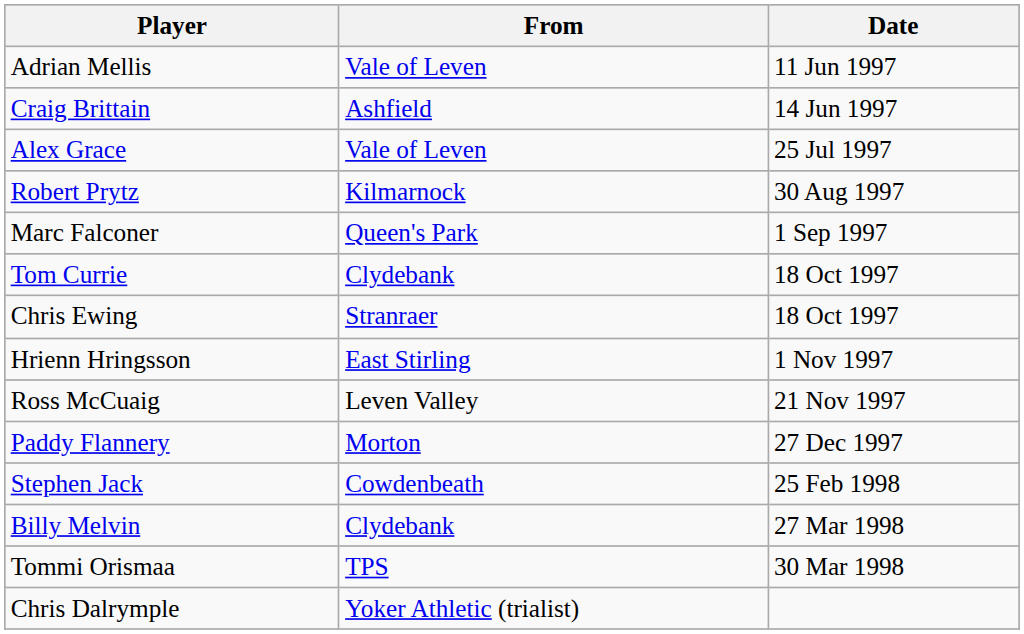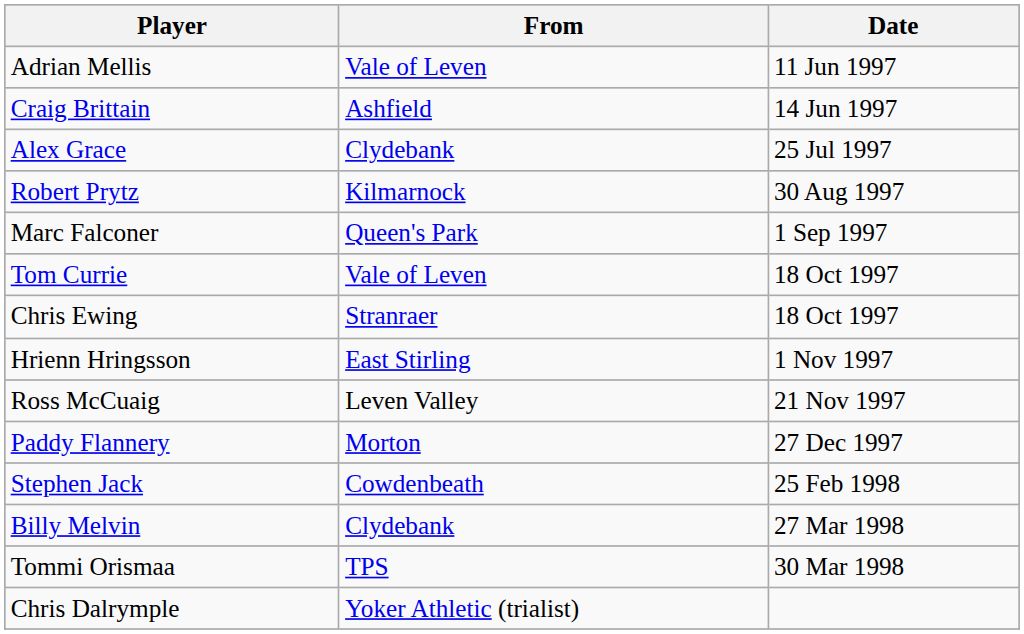(416, 150) Vale of Leven -> (400, 150) Clydebank
(400, 275) Clydebank -> (416, 275) Vale of Leven
